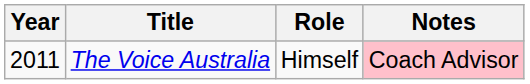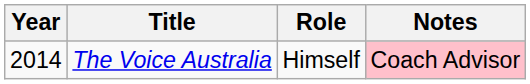(35, 59) 2011 -> (36, 59) 2014
